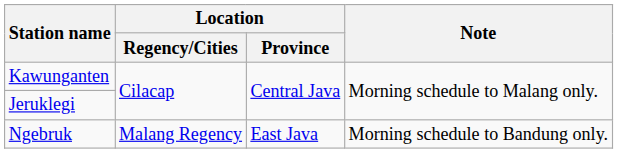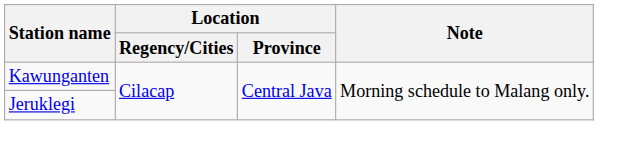- row: (40, 133)
